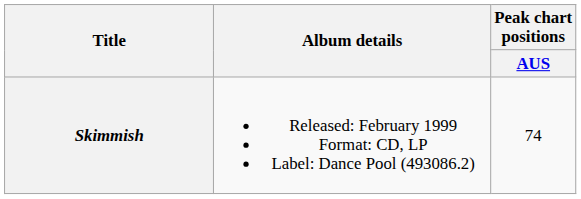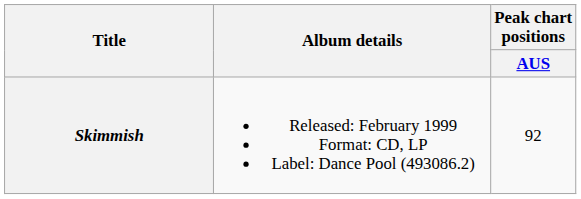(533, 135) 74 -> (533, 135) 92
